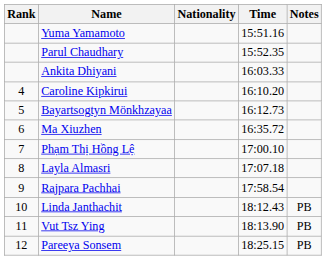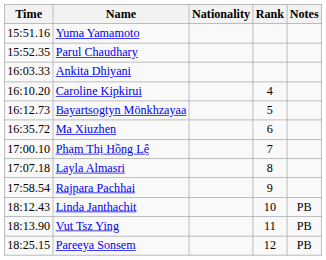columns swapped: (21, 14) <-> (263, 14)
